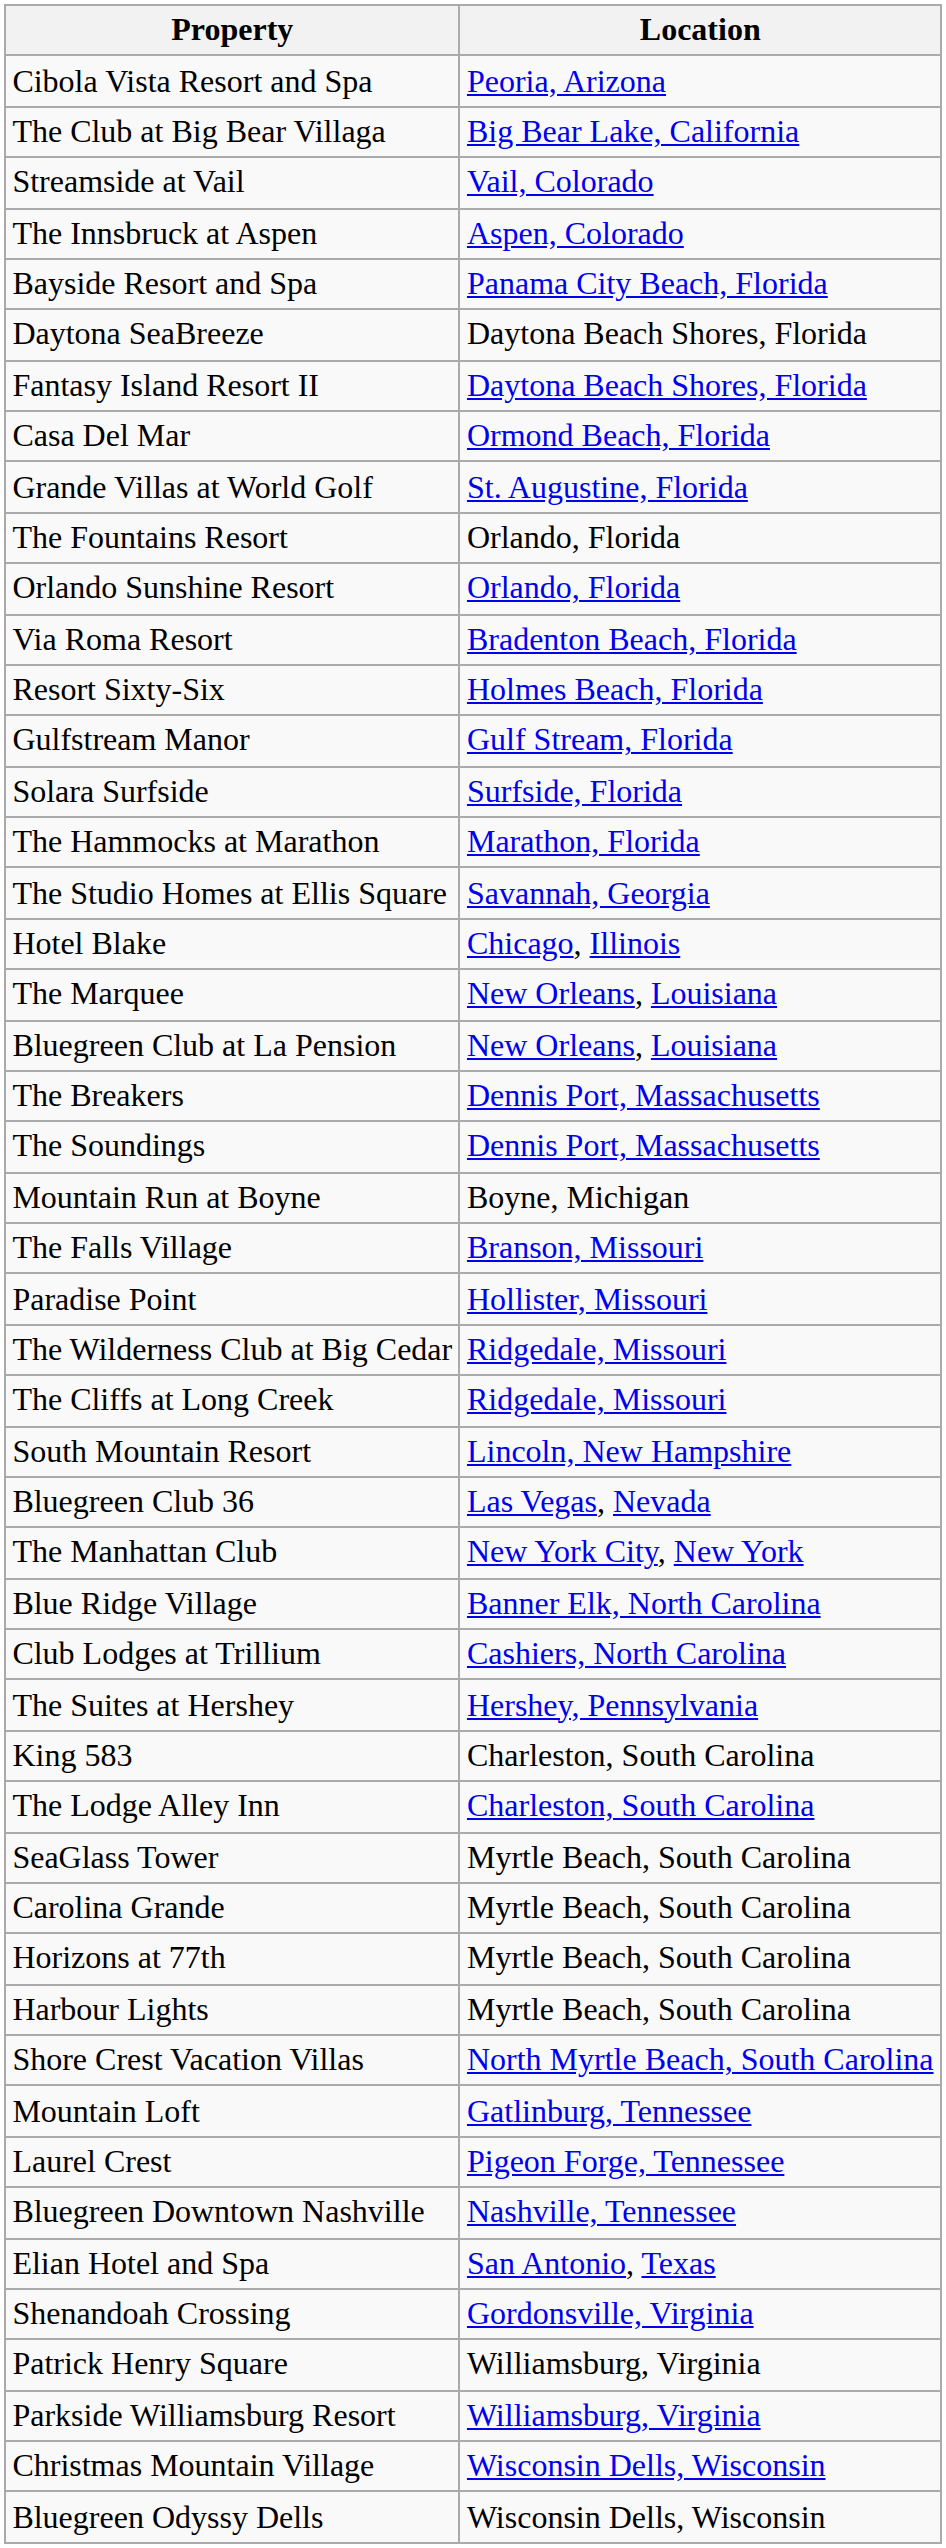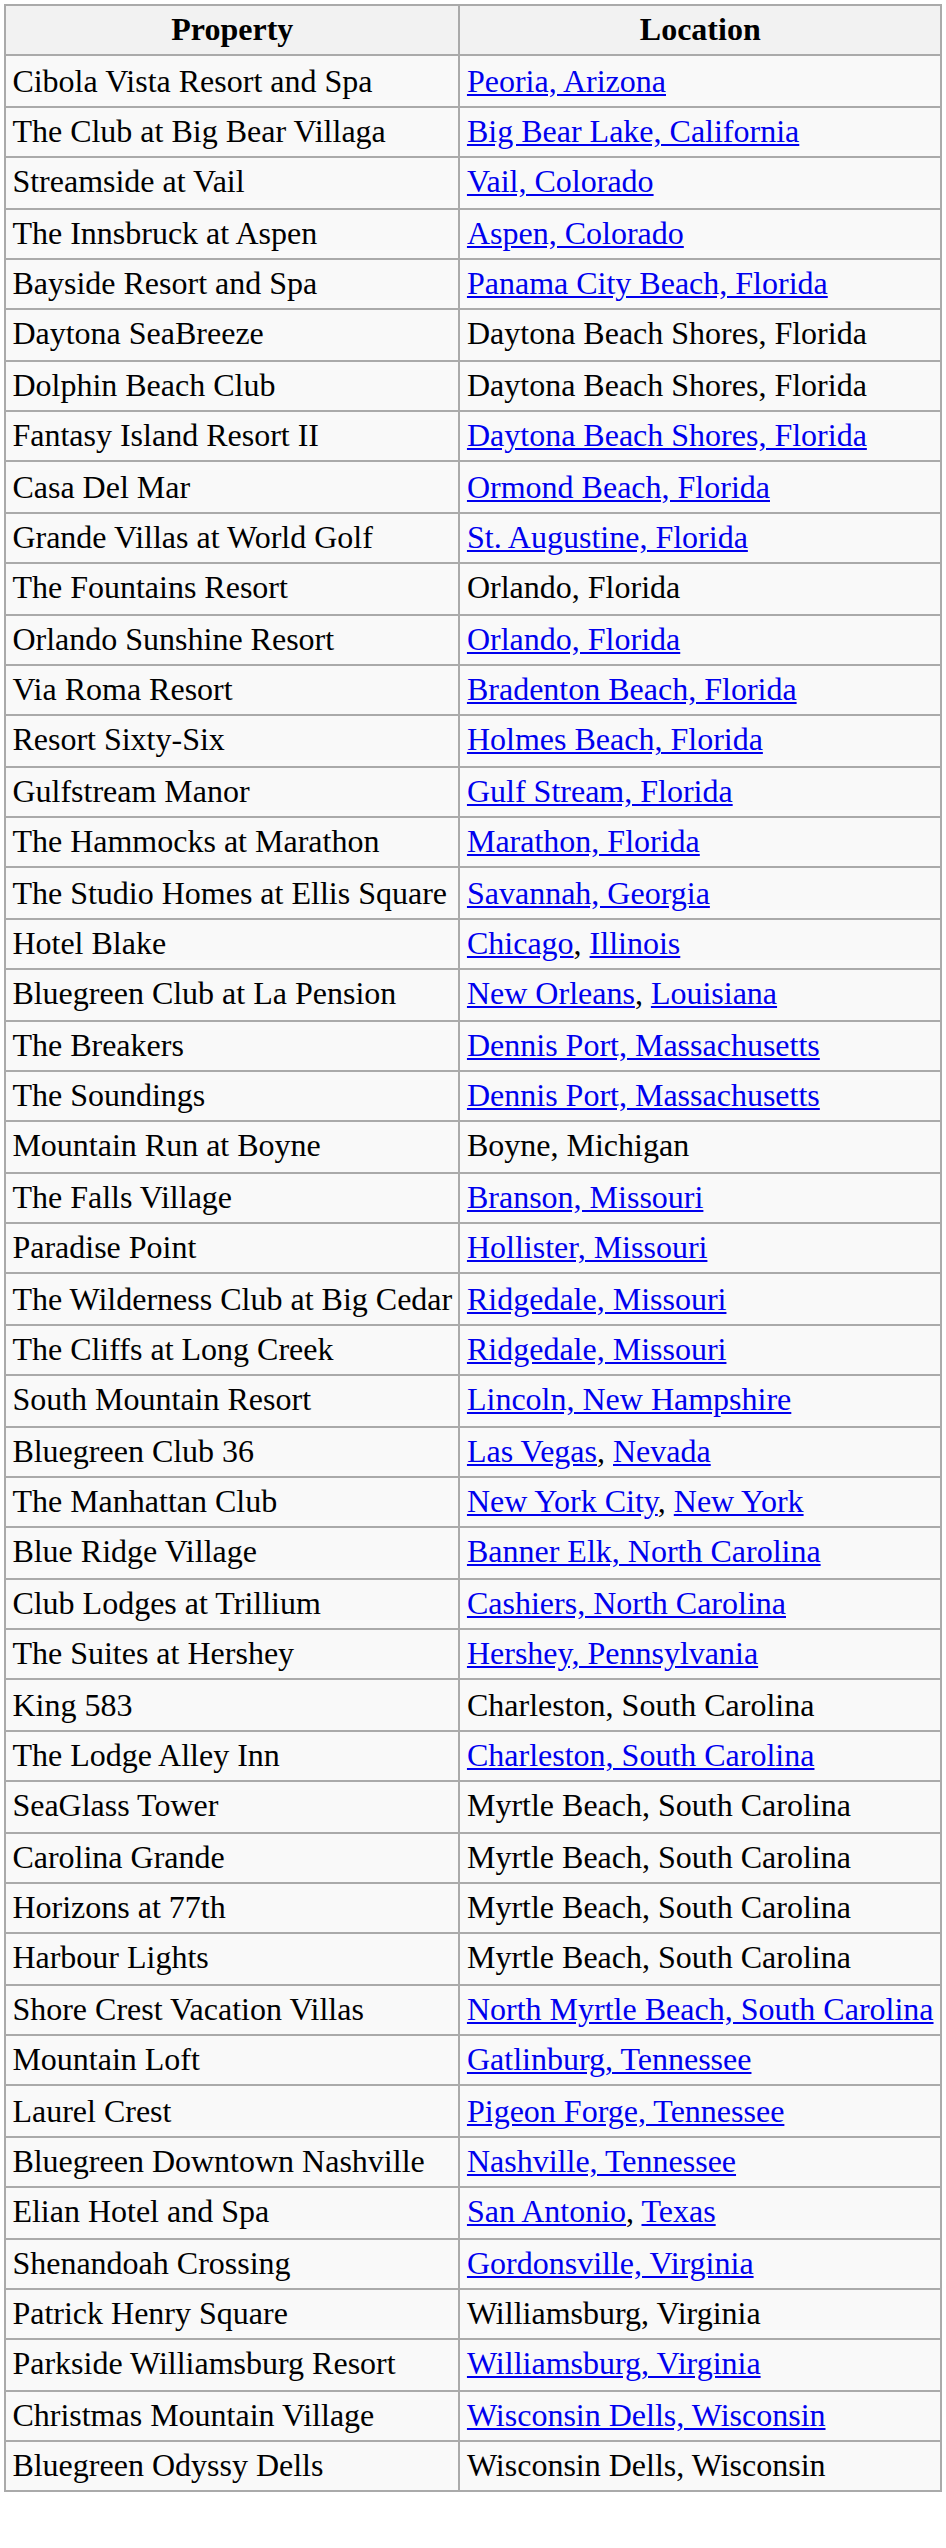+ row: (144, 385)
- row: (111, 791)
- row: (98, 994)
